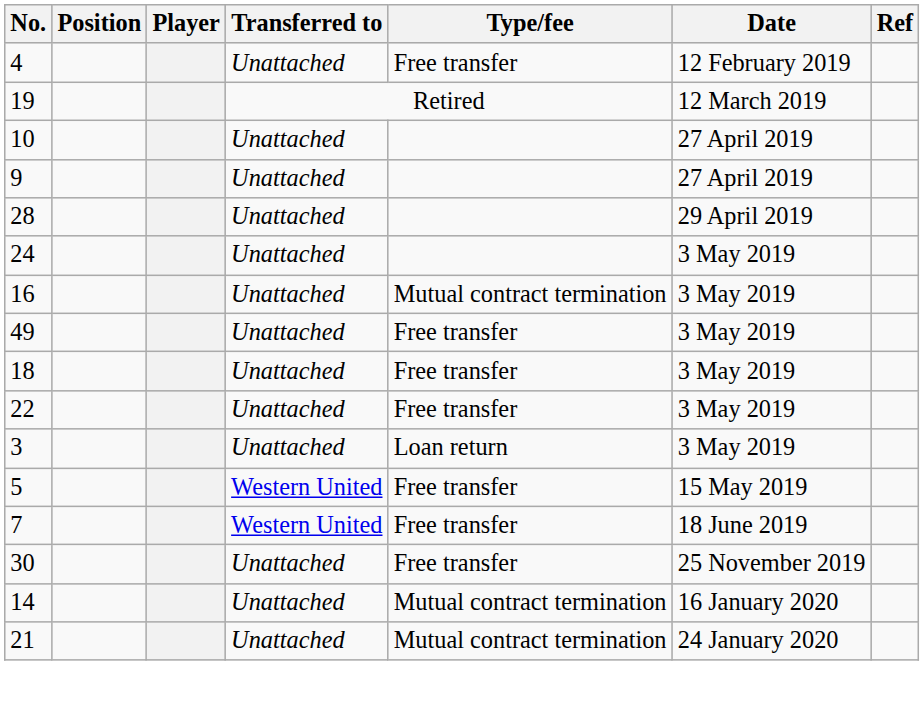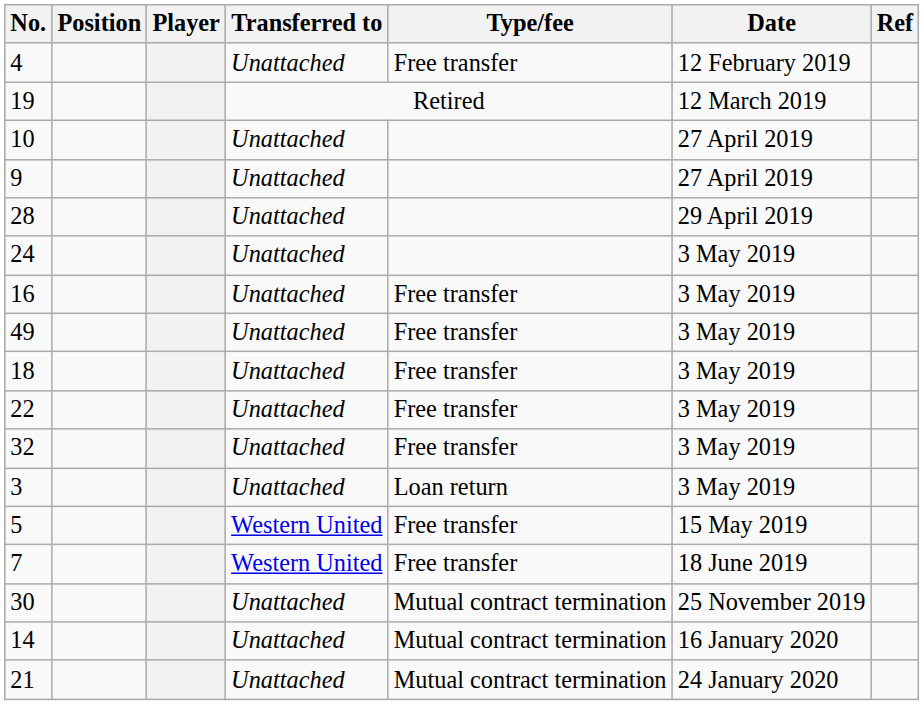(530, 293) Mutual contract termination -> (455, 293) Free transfer
+ row: (23, 448)
(455, 563) Free transfer -> (530, 602) Mutual contract termination
